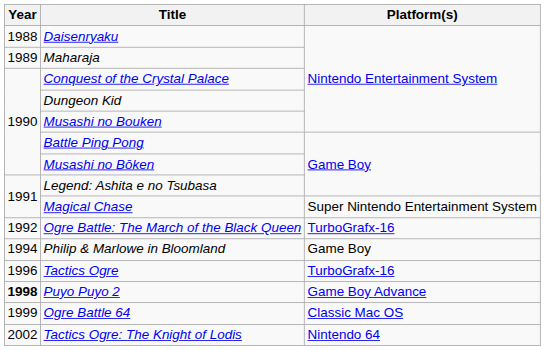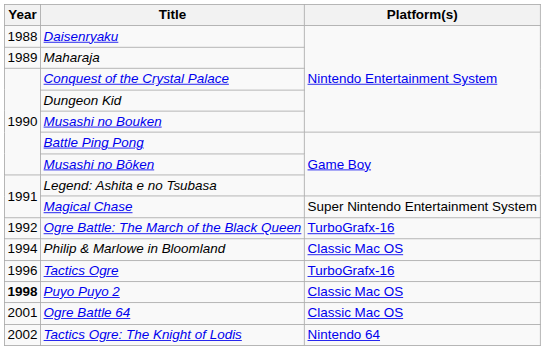(339, 249) Game Boy -> (355, 249) Classic Mac OS
(367, 292) Game Boy Advance -> (355, 292) Classic Mac OS
(22, 313) 1999 -> (22, 313) 2001
